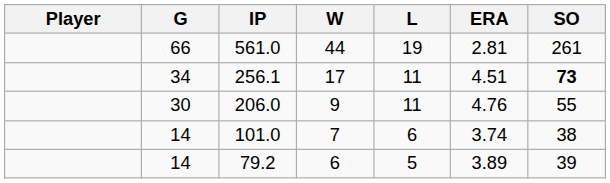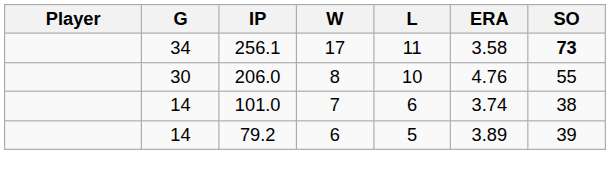- row: (258, 47)
(489, 76) 4.51 -> (489, 47) 3.58
(335, 105) 9 -> (335, 76) 8
(412, 105) 11 -> (412, 76) 10
